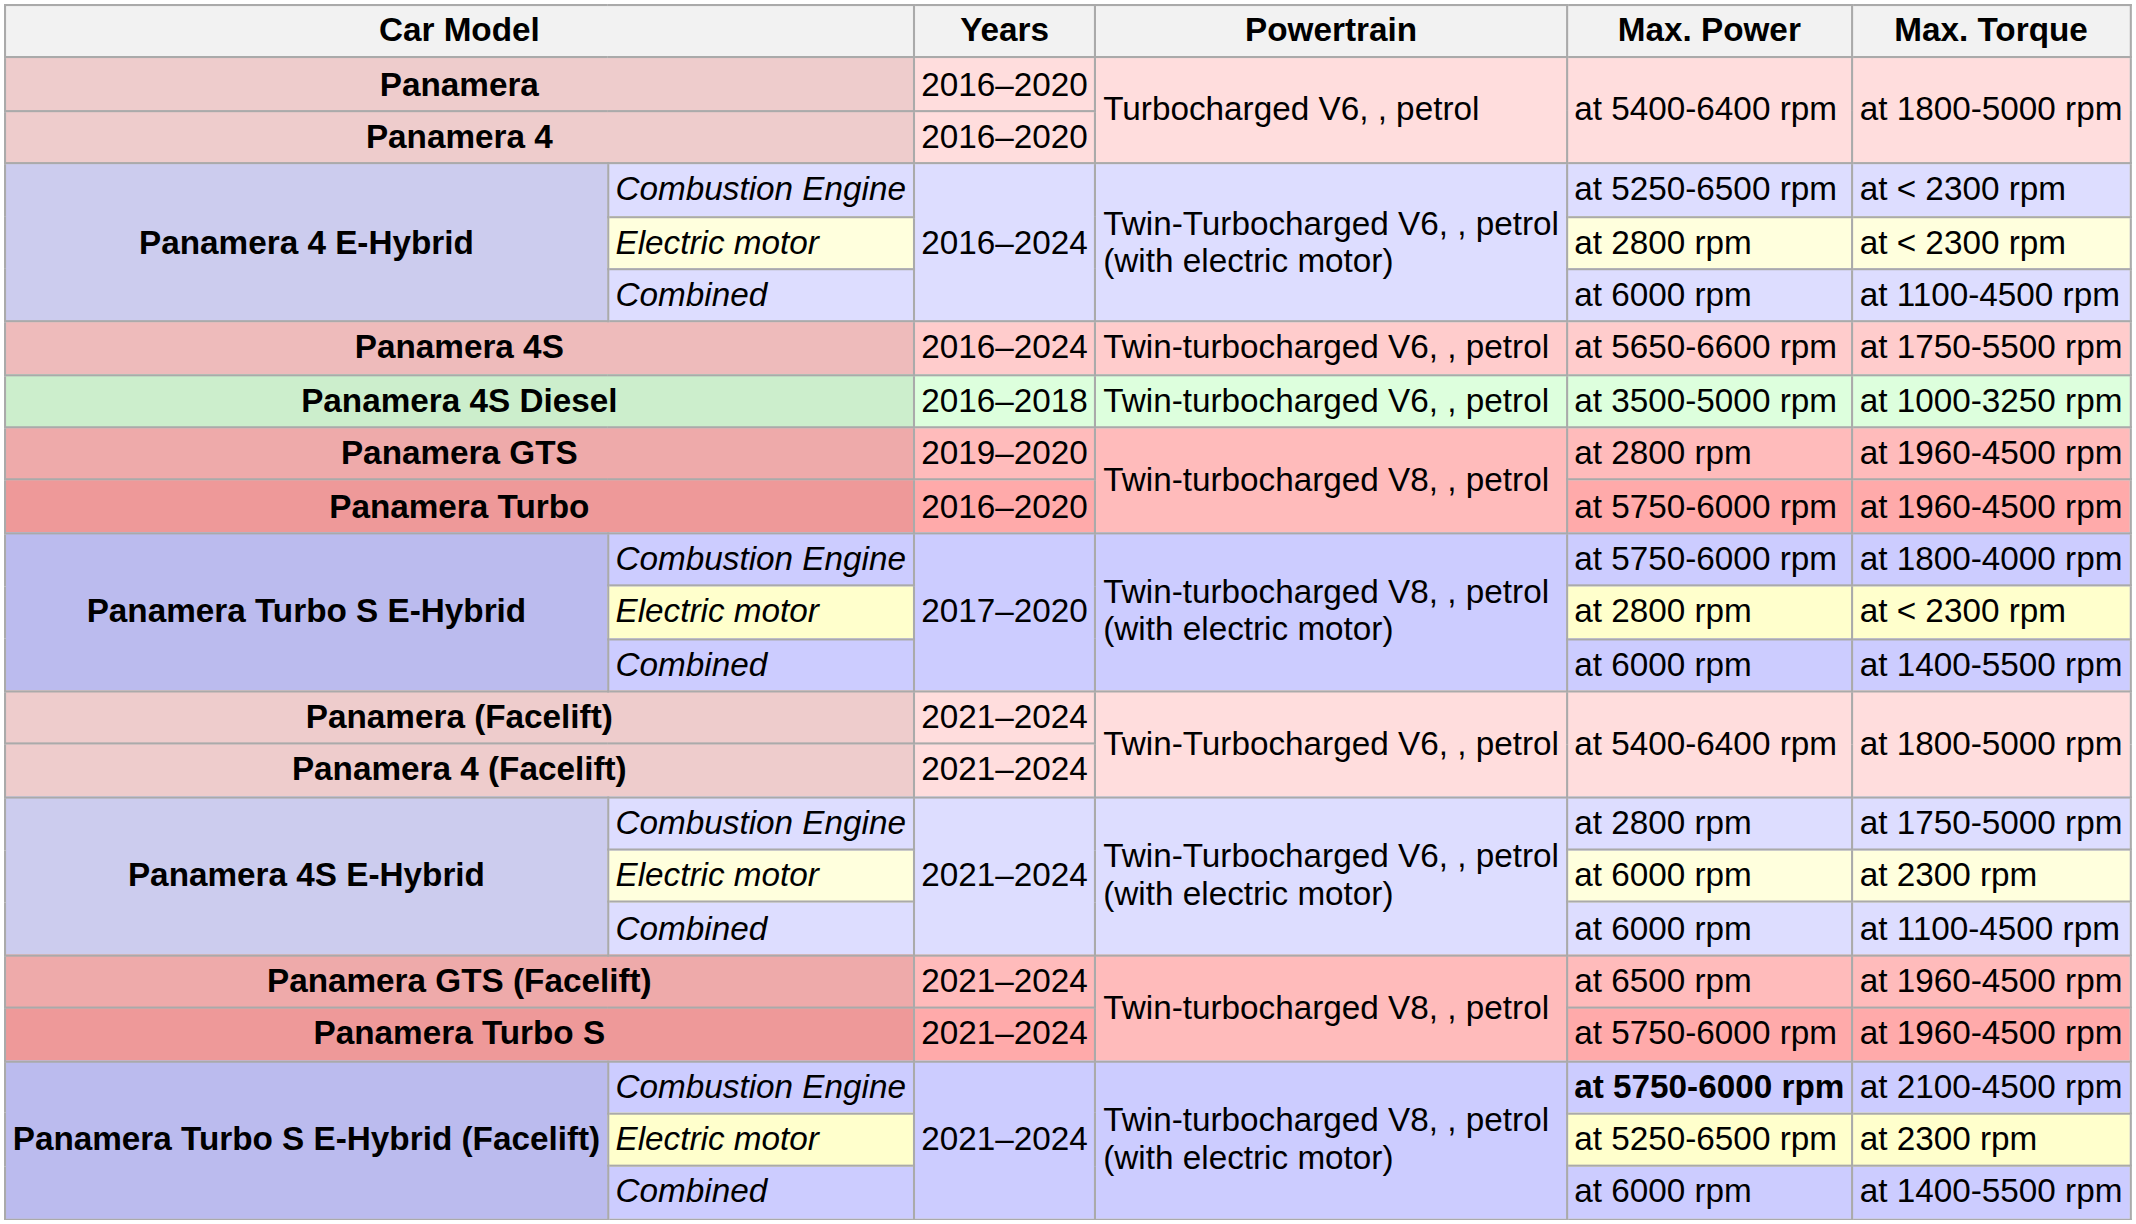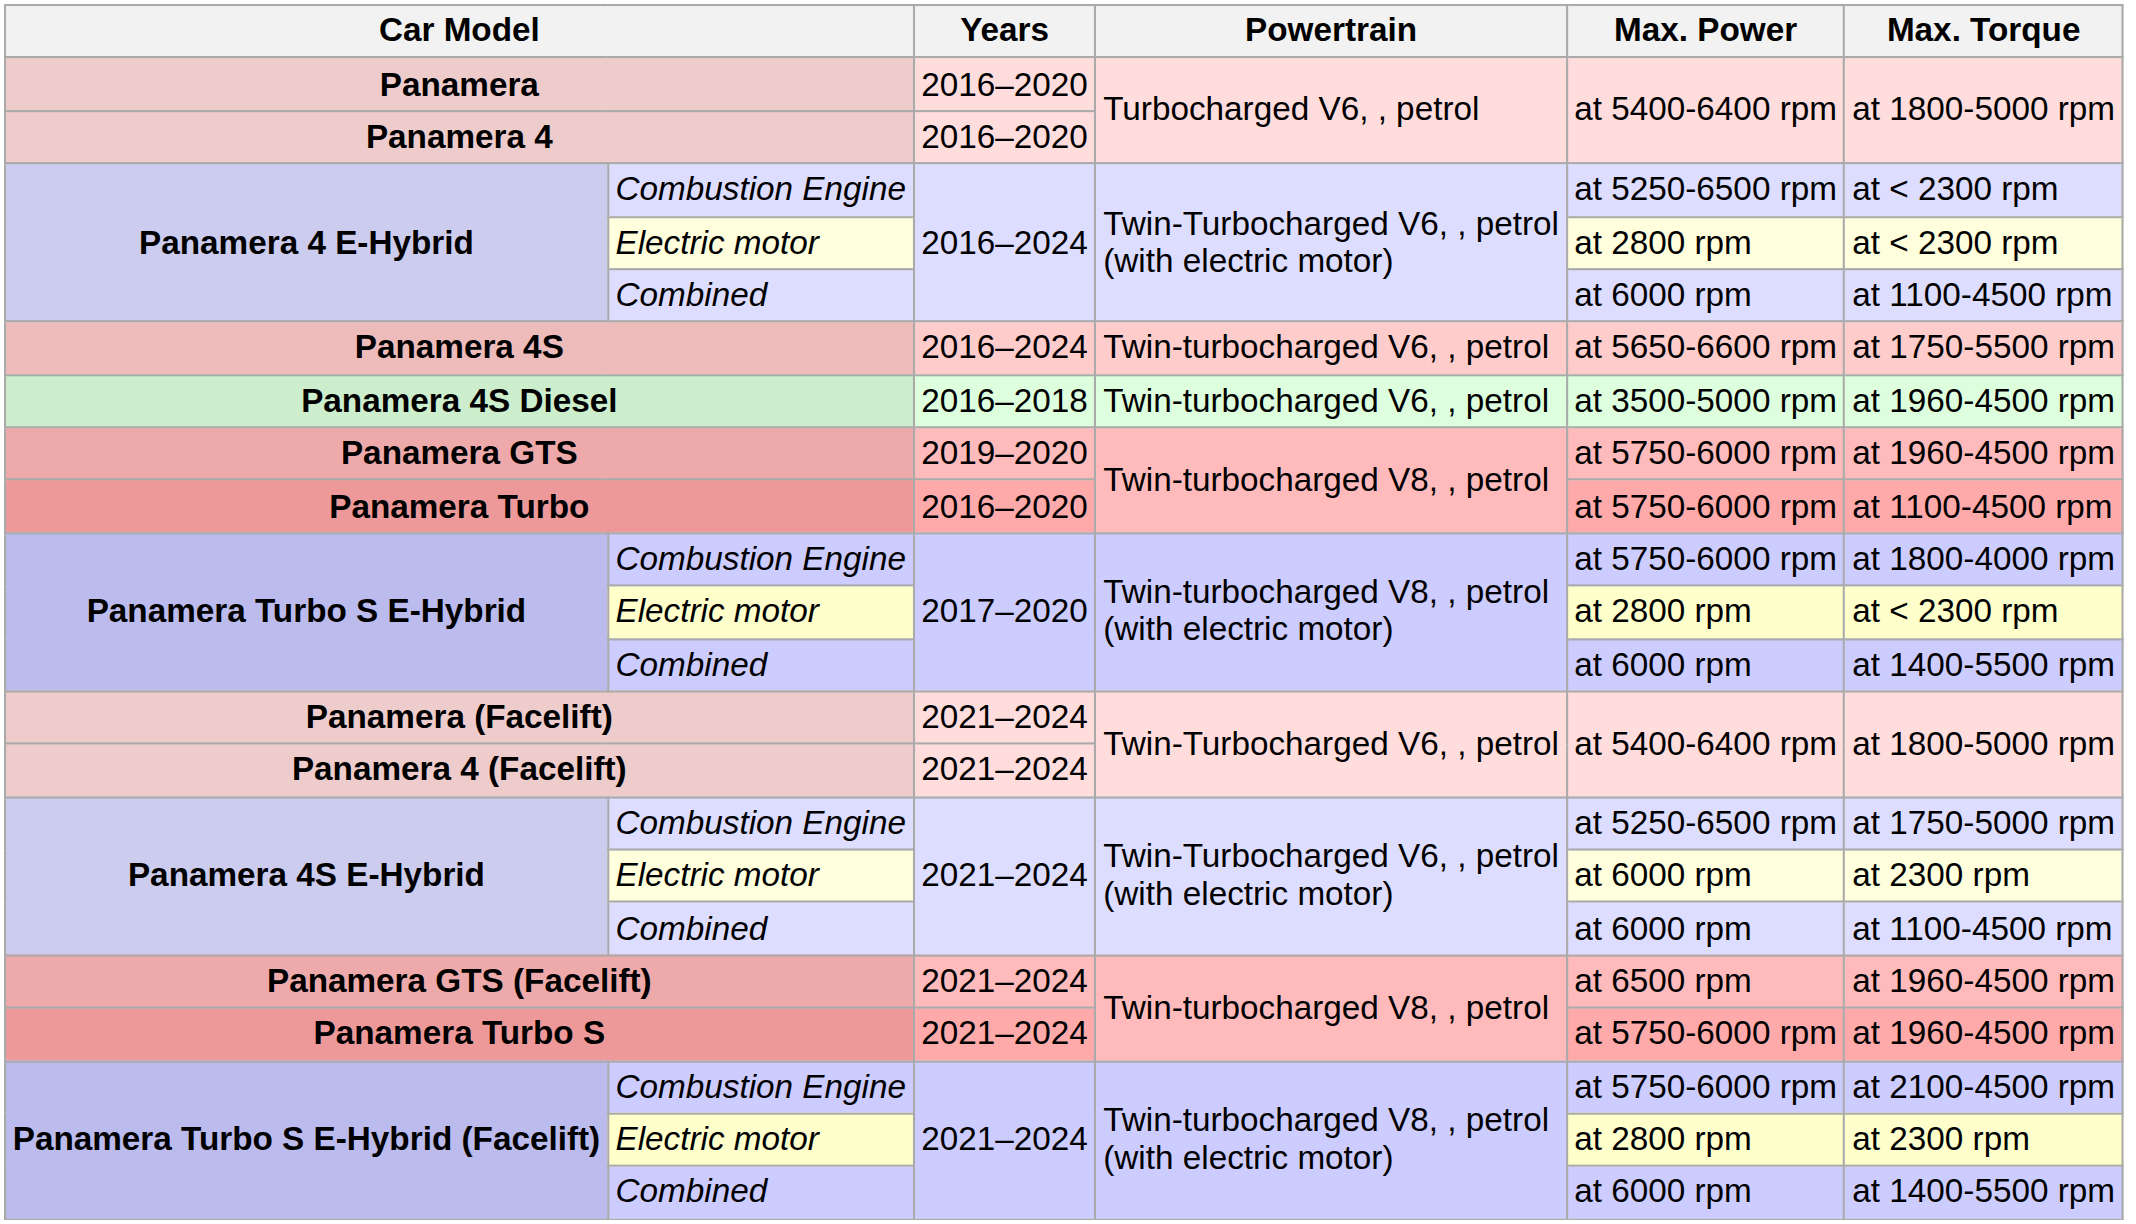(1991, 400) at 1000-3250 rpm -> (1984, 400) at 1960-4500 rpm
(1663, 453) at 2800 rpm -> (1706, 453) at 5750-6000 rpm
(1991, 505) at 1960-4500 rpm -> (1982, 505) at 1100-4500 rpm
(1663, 822) at 2800 rpm -> (1706, 822) at 5250-6500 rpm
(1709, 1086) bold -> (1706, 1086) normal
(1706, 1139) at 5250-6500 rpm -> (1663, 1139) at 2800 rpm
